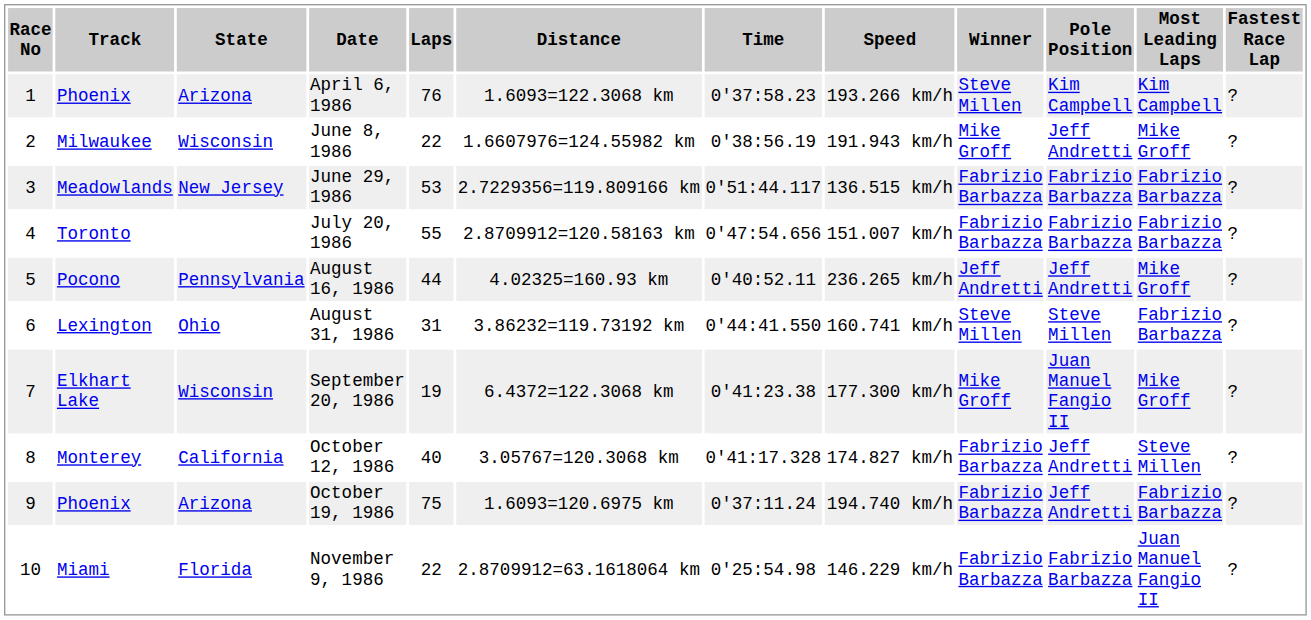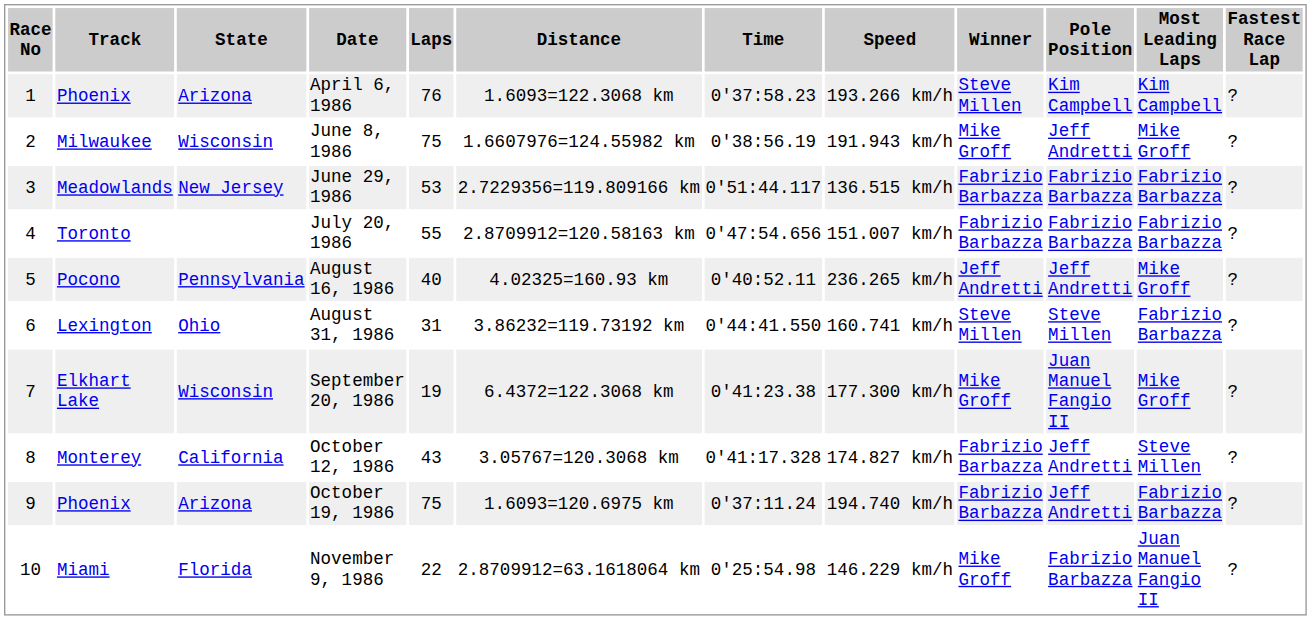(431, 142) 22 -> (431, 142) 75
(431, 279) 44 -> (431, 279) 40
(431, 458) 40 -> (431, 458) 43
(1001, 570) Fabrizio Barbazza -> (985, 570) Mike Groff
